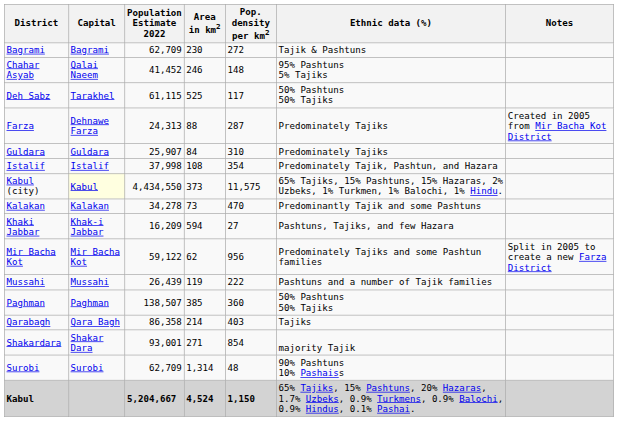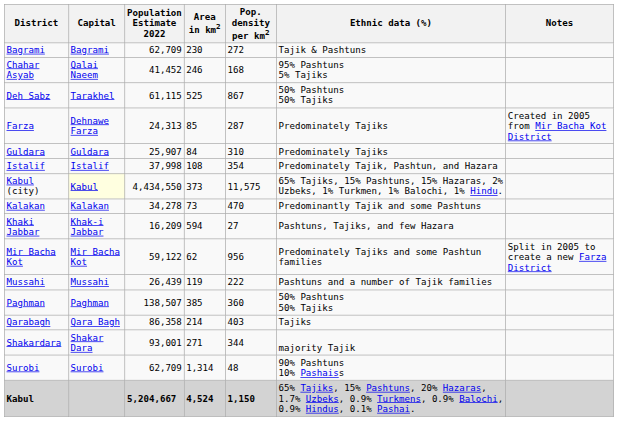(236, 70) 148 -> (236, 70) 168
(236, 95) 117 -> (236, 95) 867
(192, 126) 88 -> (192, 126) 85
(236, 342) 854 -> (236, 342) 344
